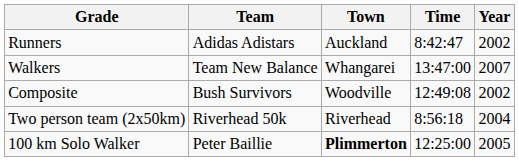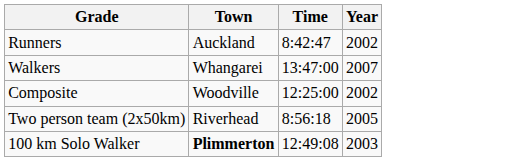- column: (255, 17)
(443, 93) 12:49:08 -> (310, 93) 12:25:00
(494, 118) 2004 -> (362, 118) 2005
(443, 144) 12:25:00 -> (310, 144) 12:49:08
(494, 144) 2005 -> (362, 144) 2003
